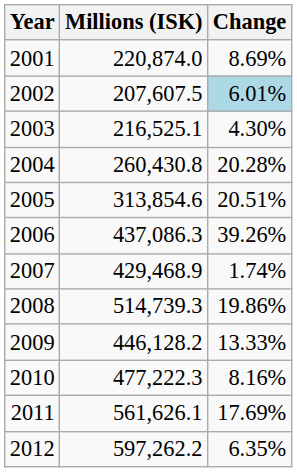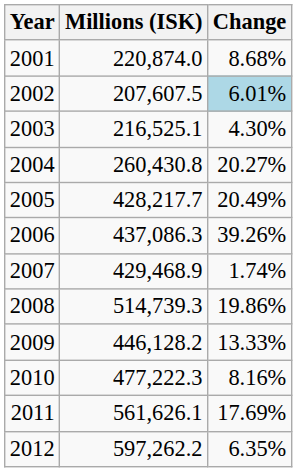(257, 57) 8.69% -> (257, 57) 8.68%
(252, 164) 20.28% -> (252, 164) 20.27%
(158, 199) 313,854.6 -> (158, 199) 428,217.7
(252, 199) 20.51% -> (252, 199) 20.49%
